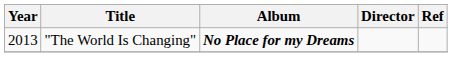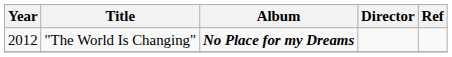(23, 39) 2013 -> (23, 39) 2012
